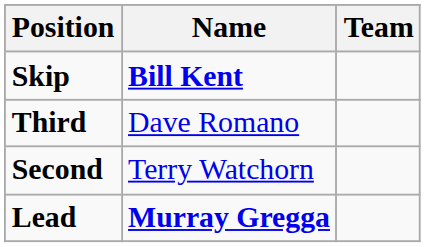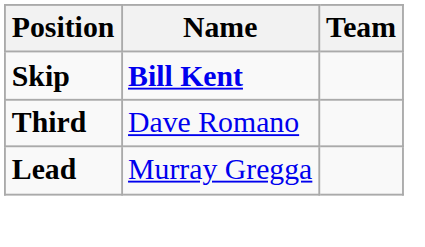- row: (57, 169)
(229, 216) bold -> (220, 169) normal
